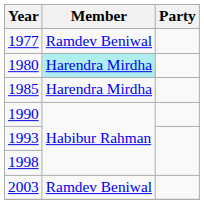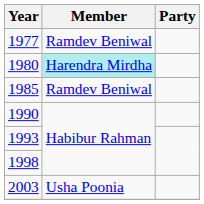(99, 89) Harendra Mirdha -> (99, 89) Ramdev Beniwal
(99, 187) Ramdev Beniwal -> (85, 187) Usha Poonia
